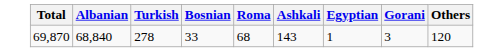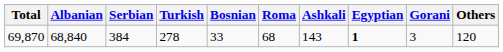+ column: (131, 15)
(330, 36) normal -> (355, 36) bold
